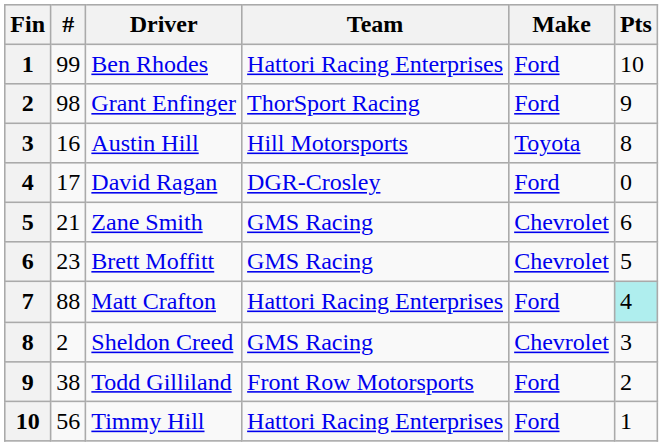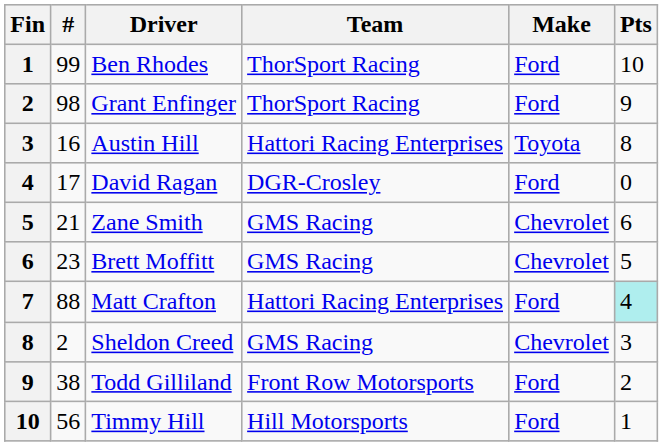(375, 64) Hattori Racing Enterprises -> (333, 64) ThorSport Racing
(327, 143) Hill Motorsports -> (375, 143) Hattori Racing Enterprises
(375, 420) Hattori Racing Enterprises -> (327, 420) Hill Motorsports
